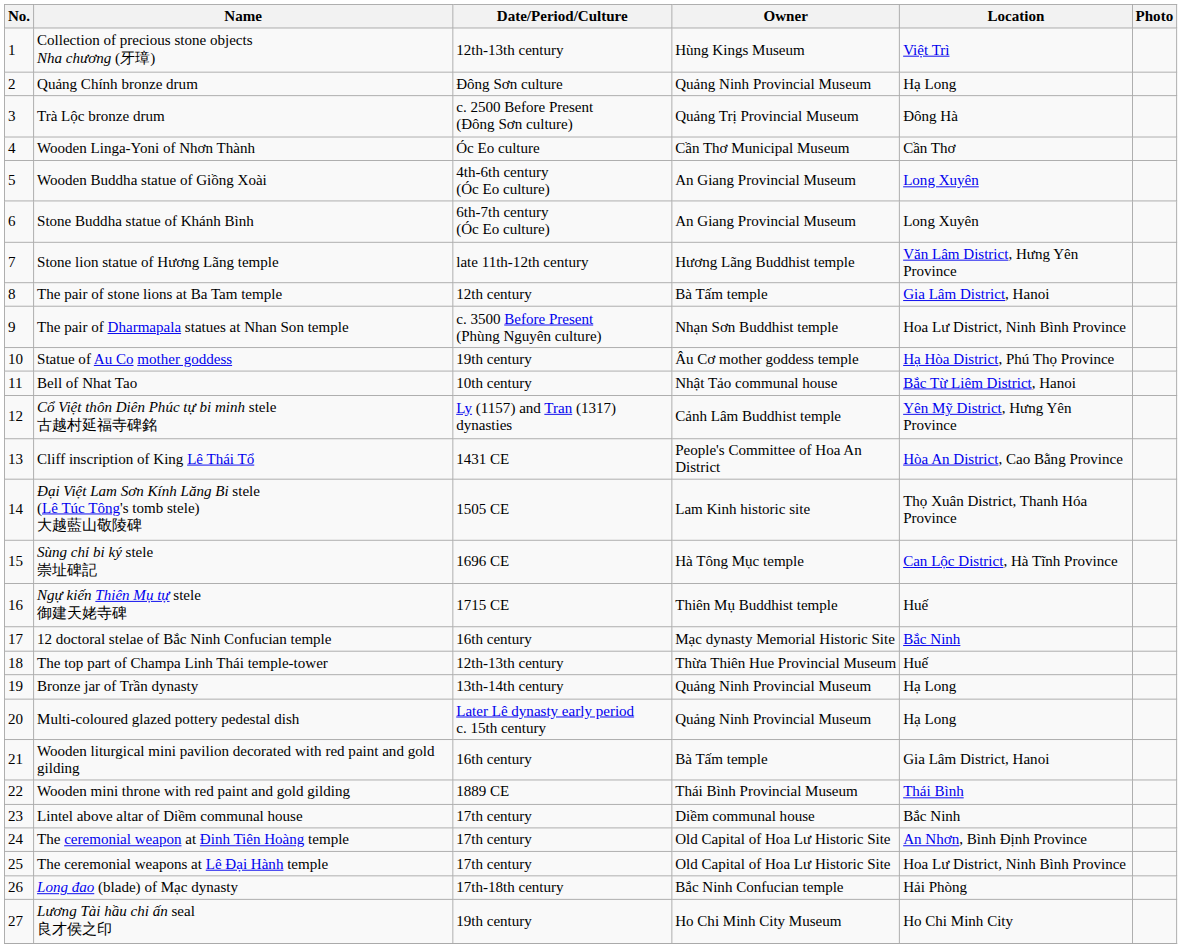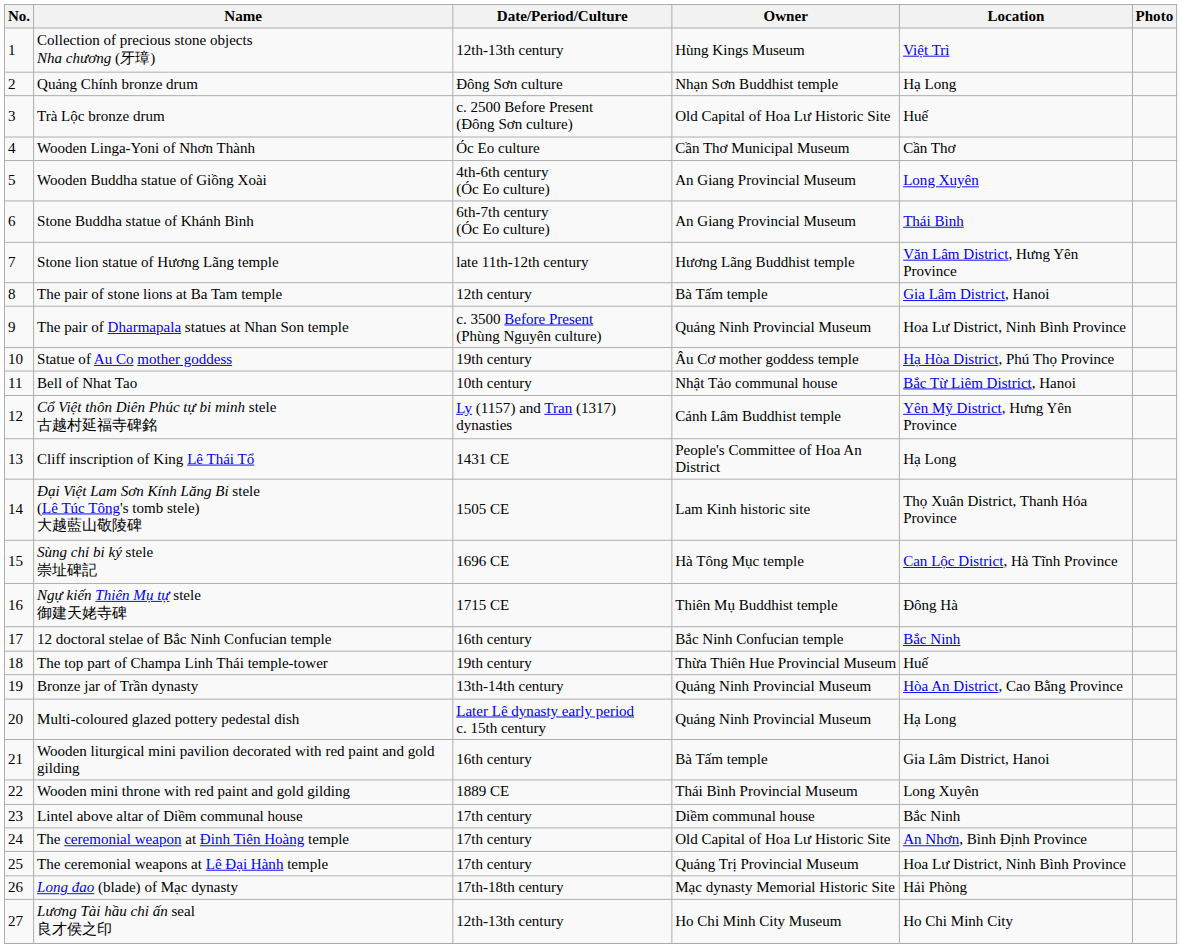(773, 83) Quảng Ninh Provincial Museum -> (757, 83) Nhạn Sơn Buddhist temple
(767, 116) Quảng Trị Provincial Museum -> (783, 116) Old Capital of Hoa Lư Historic Site
(931, 116) Đông Hà -> (916, 116) Huế
(941, 221) Long Xuyên -> (933, 221) Thái Bình
(757, 326) Nhạn Sơn Buddhist temple -> (773, 326) Quảng Ninh Provincial Museum
(1013, 459) Hòa An District, Cao Bằng Province -> (930, 459) Hạ Long
(916, 605) Huế -> (931, 605) Đông Hà
(785, 639) Mạc dynasty Memorial Historic Site -> (759, 639) Bắc Ninh Confucian temple
(510, 662) 12th-13th century -> (494, 662) 19th century
(930, 686) Hạ Long -> (1013, 686) Hòa An District, Cao Bằng Province
(933, 792) Thái Bình -> (941, 792) Long Xuyên
(783, 863) Old Capital of Hoa Lư Historic Site -> (767, 863) Quảng Trị Provincial Museum
(759, 887) Bắc Ninh Confucian temple -> (785, 887) Mạc dynasty Memorial Historic Site
(494, 921) 19th century -> (510, 921) 12th-13th century
